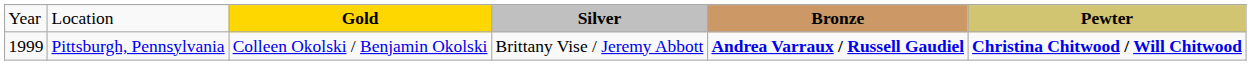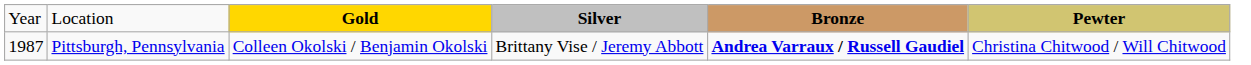(26, 45) 1999 -> (26, 45) 1987
(1107, 45) bold -> (1099, 45) normal
